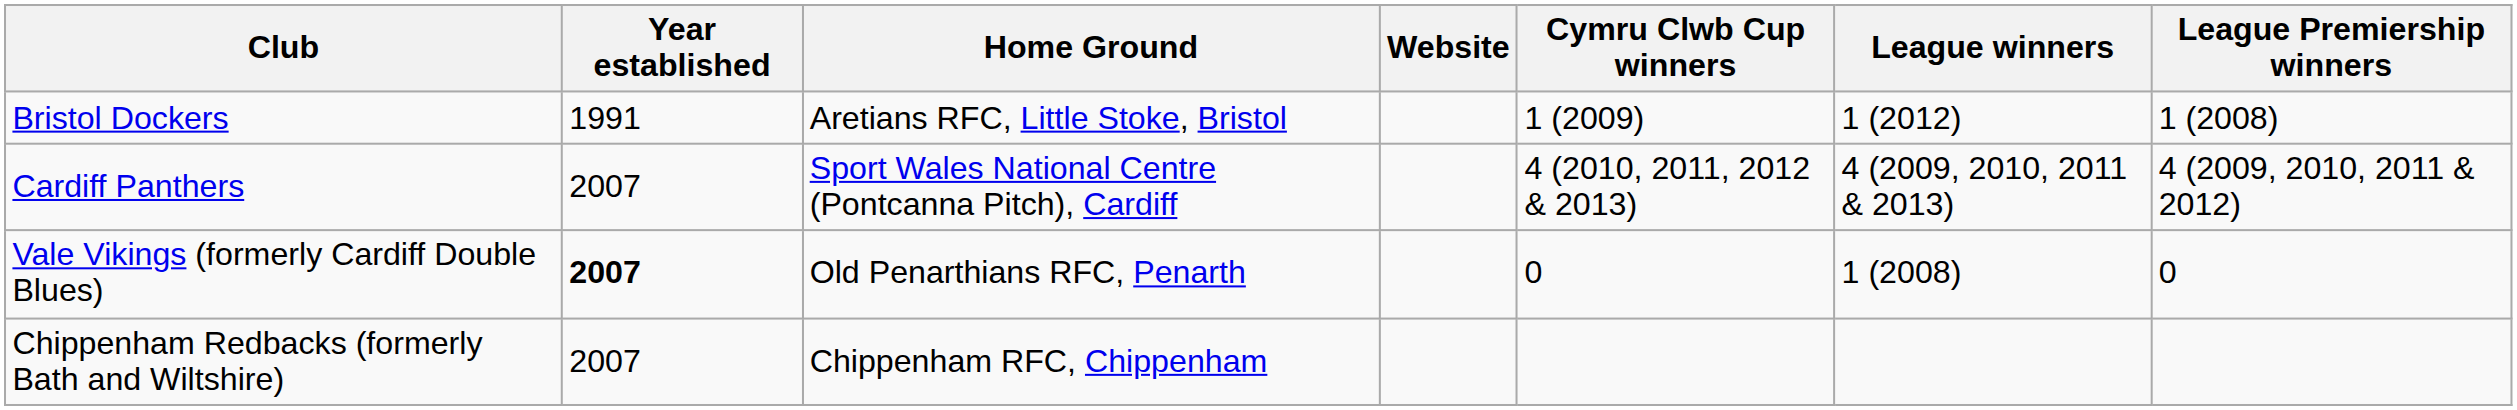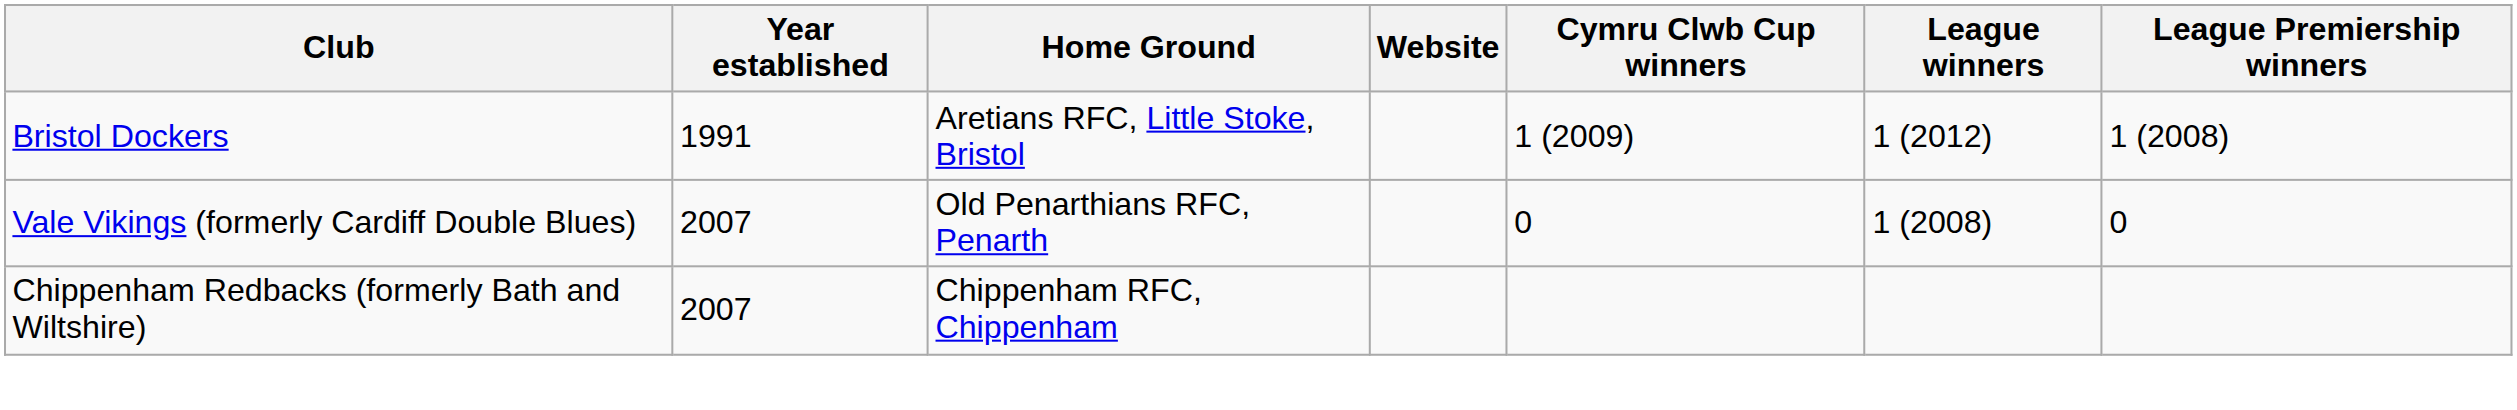- row: (128, 186)
(605, 273) bold -> (716, 222) normal
